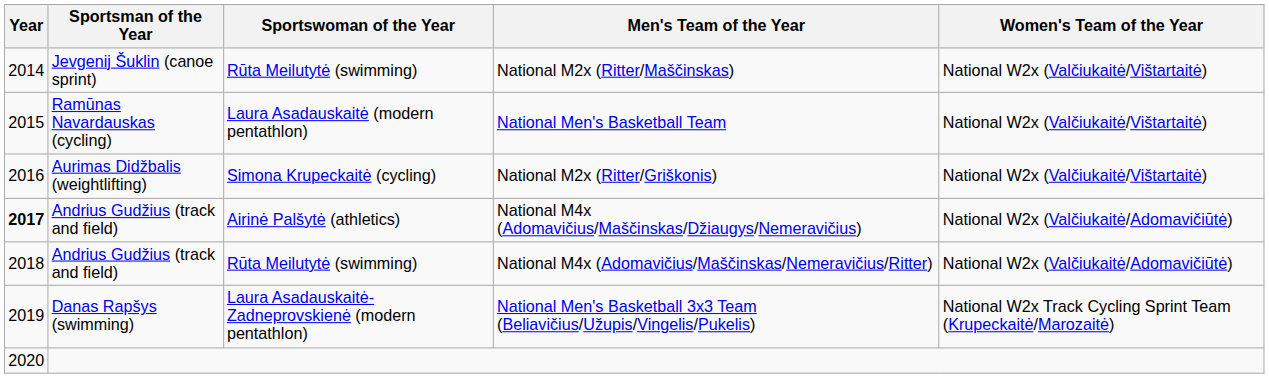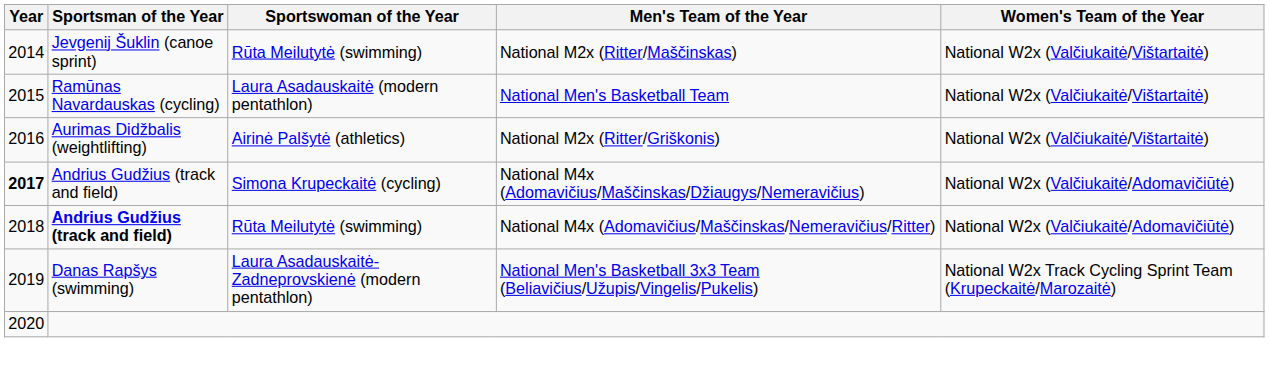(332, 176) Simona Krupeckaitė (cycling) -> (318, 139) Airinė Palšytė (athletics)
(314, 219) Airinė Palšytė (athletics) -> (336, 183) Simona Krupeckaitė (cycling)
(133, 263) normal -> (116, 227) bold
